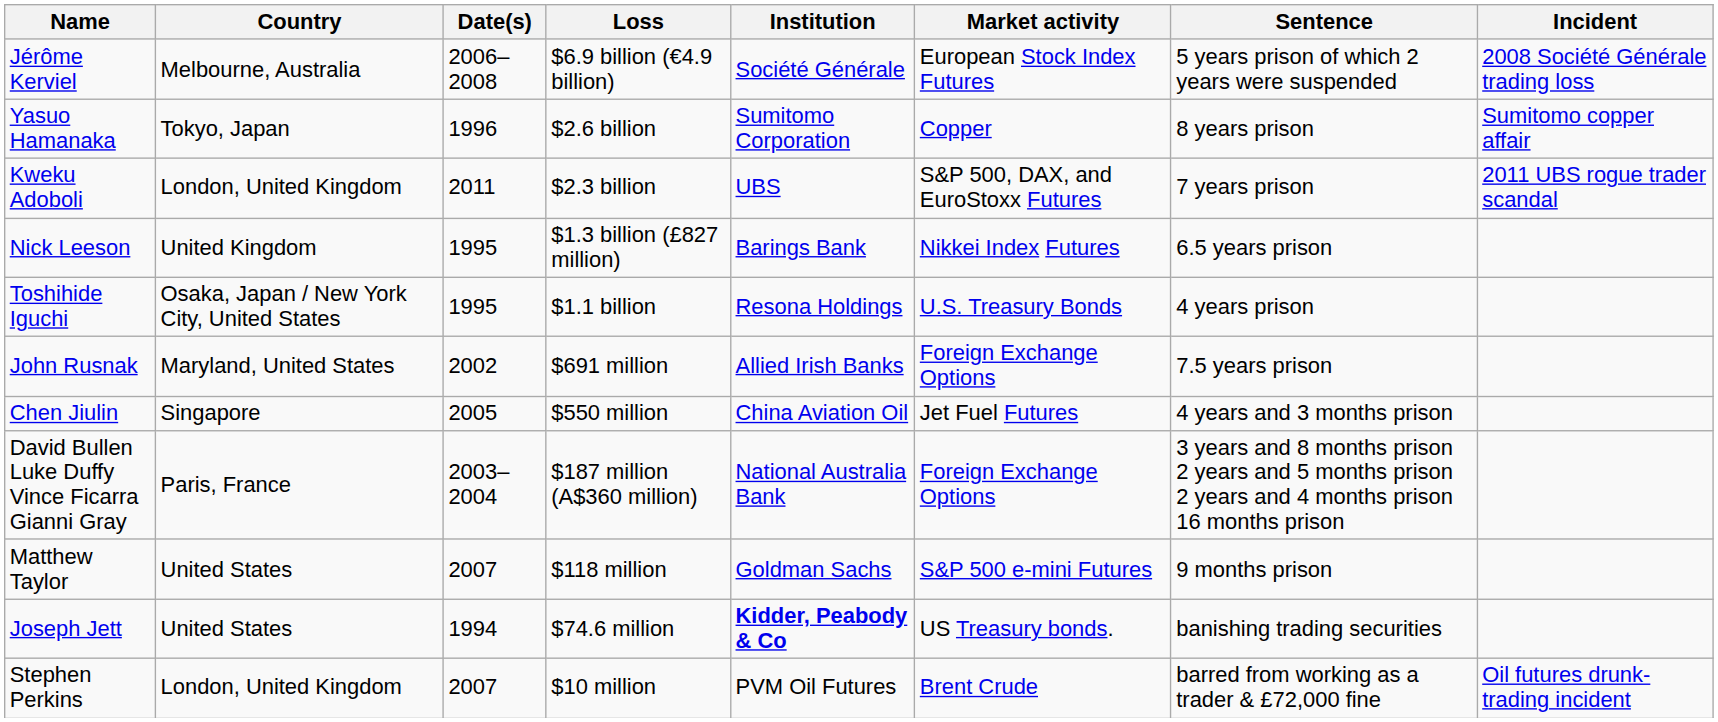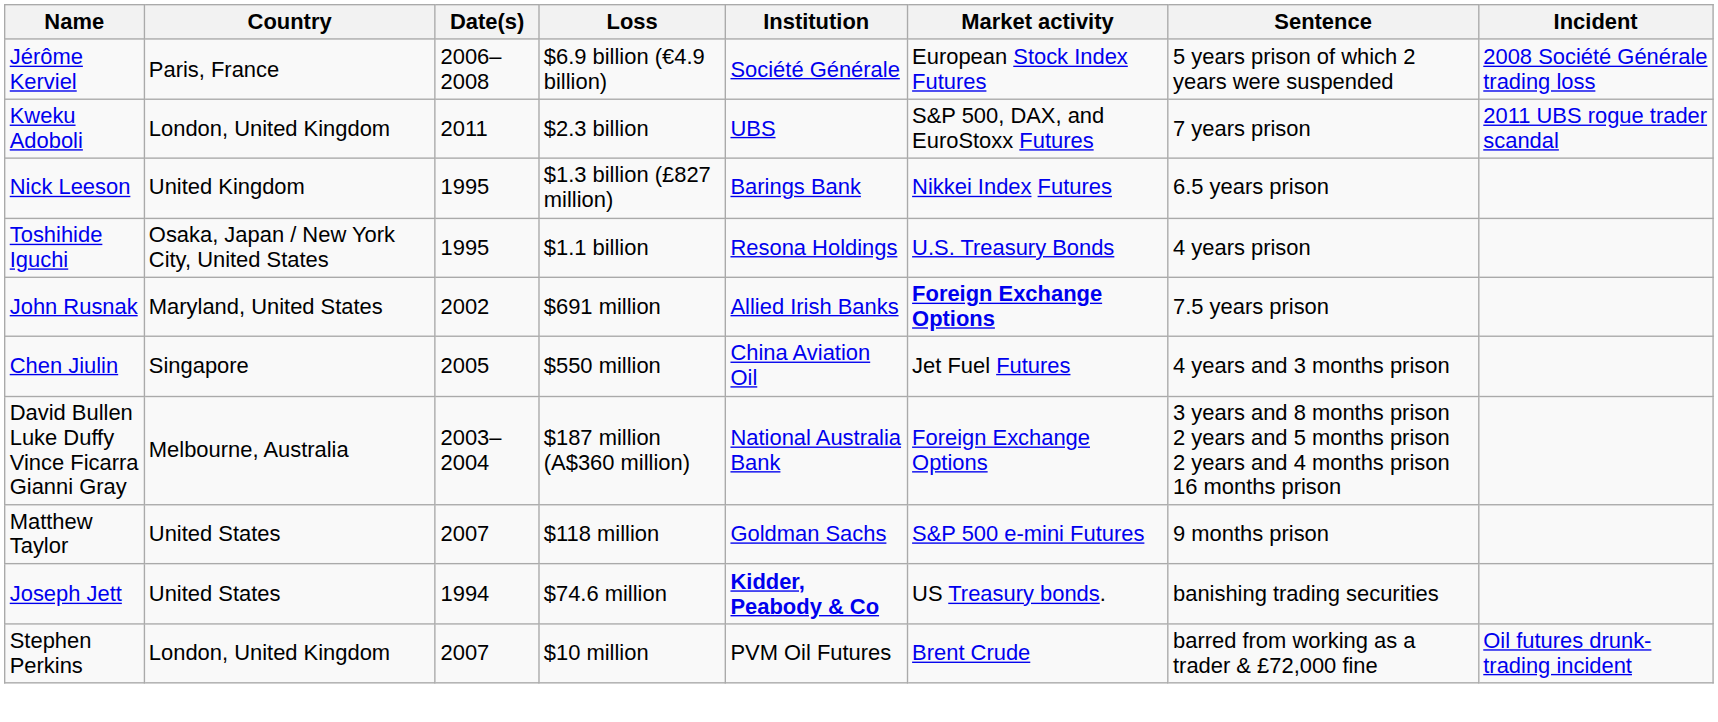(260, 68) Melbourne, Australia -> (214, 68) Paris, France
- row: (63, 128)
(1009, 366) normal -> (1007, 306) bold
(226, 484) Paris, France -> (249, 450) Melbourne, Australia
